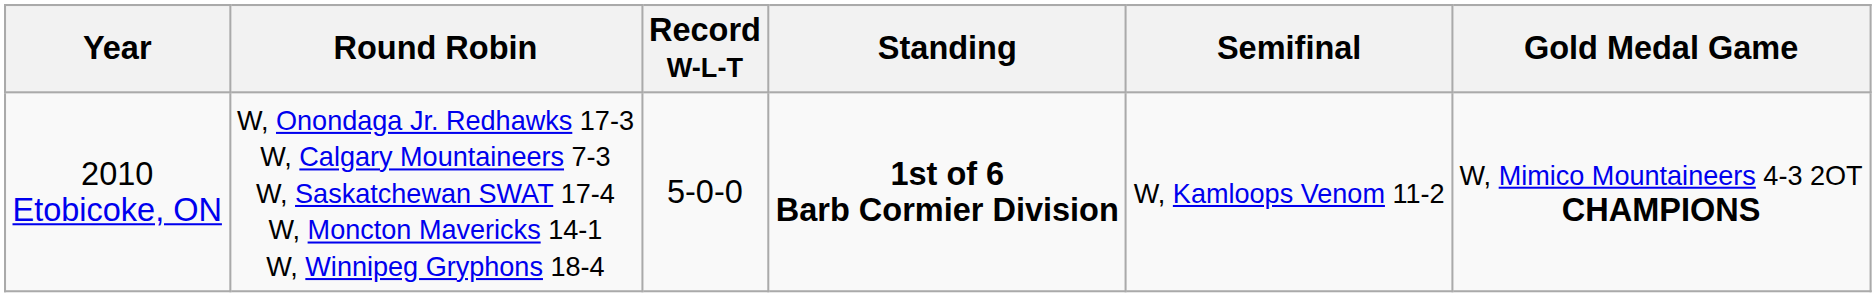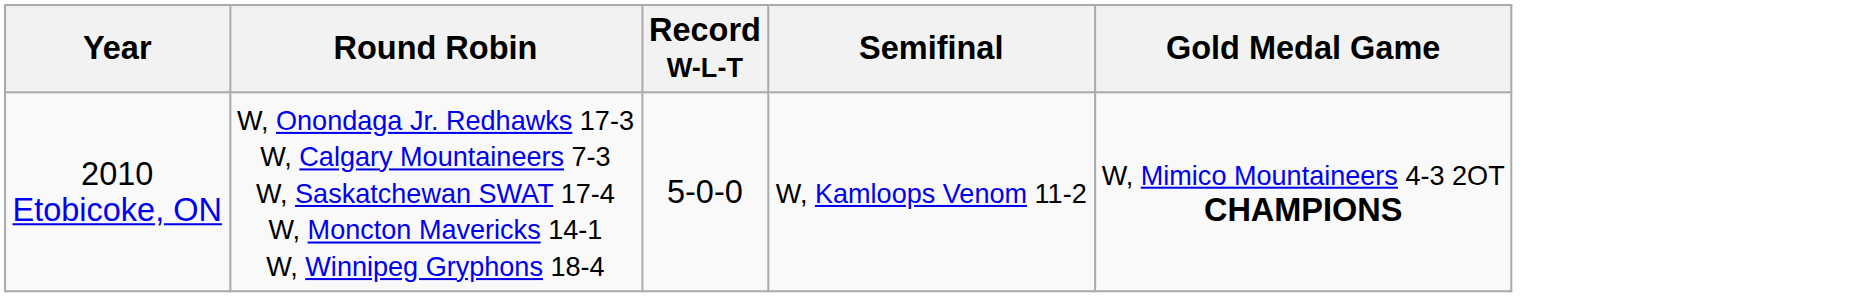- column: (947, 48)
